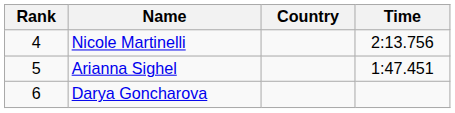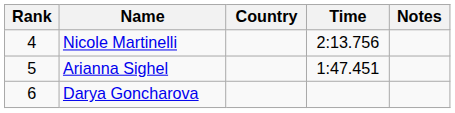+ column: (419, 17)
